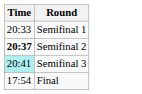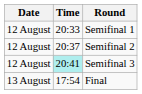+ column: (29, 13)
(19, 47) bold -> (68, 47) normal
